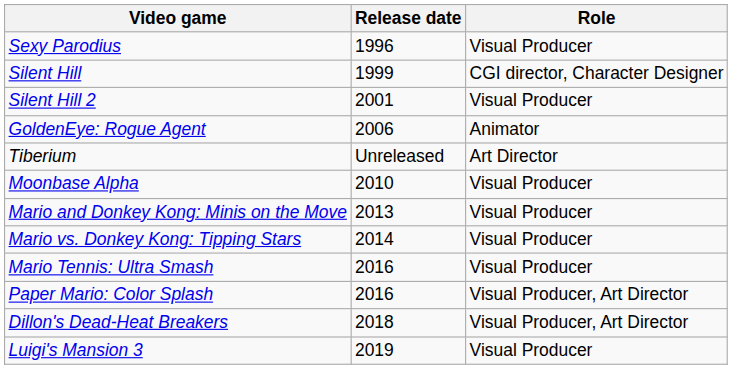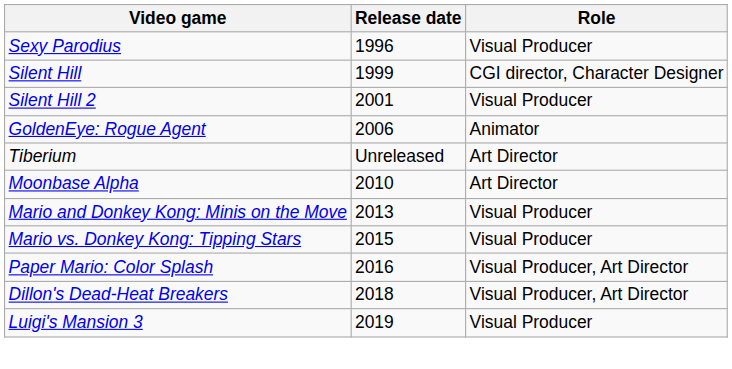(531, 184) Visual Producer -> (514, 184) Art Director
(374, 239) 2014 -> (374, 239) 2015
- row: (111, 267)
